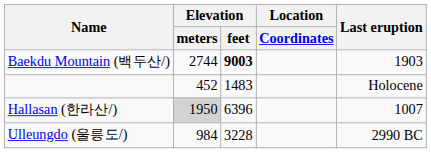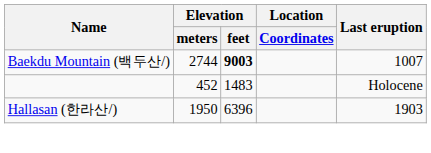(409, 62) 1903 -> (409, 62) 1007
(203, 110) lightgrey background -> (203, 110) no background
(409, 110) 1007 -> (409, 110) 1903
- row: (68, 134)
